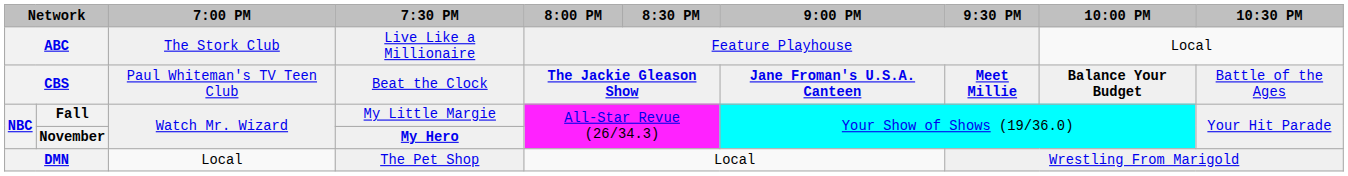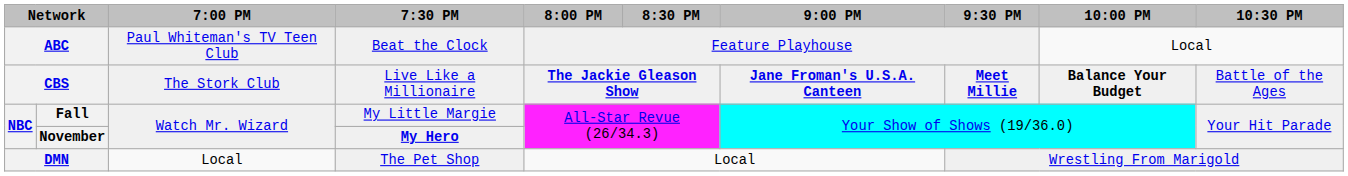(222, 46) The Stork Club -> (222, 46) Paul Whiteman's TV Teen Club
(430, 46) Live Like a Millionaire -> (430, 46) Beat the Clock
(222, 85) Paul Whiteman's TV Teen Club -> (222, 85) The Stork Club
(430, 85) Beat the Clock -> (430, 85) Live Like a Millionaire
